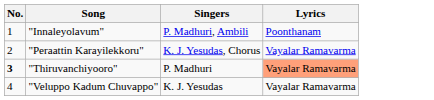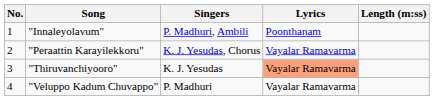+ column: (394, 13)
(10, 68) bold -> (10, 68) normal
(188, 68) P. Madhuri -> (193, 68) K. J. Yesudas
(193, 87) K. J. Yesudas -> (188, 87) P. Madhuri
